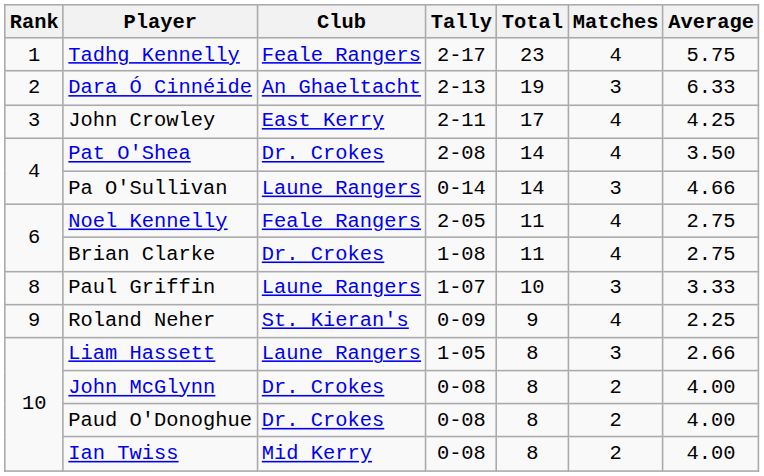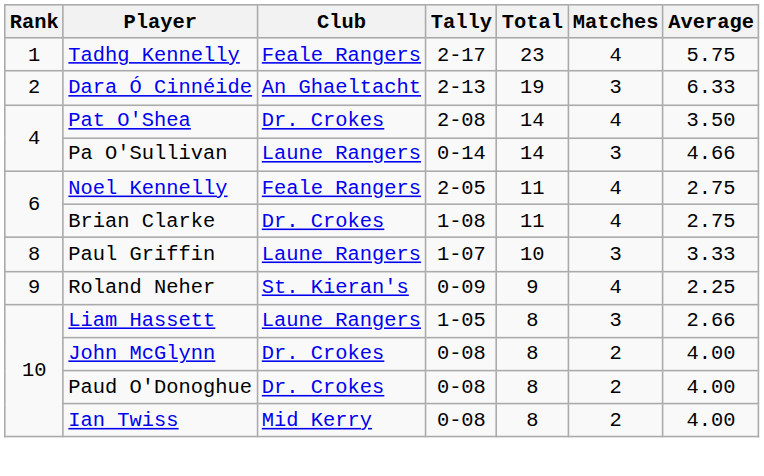- row: (142, 121)
